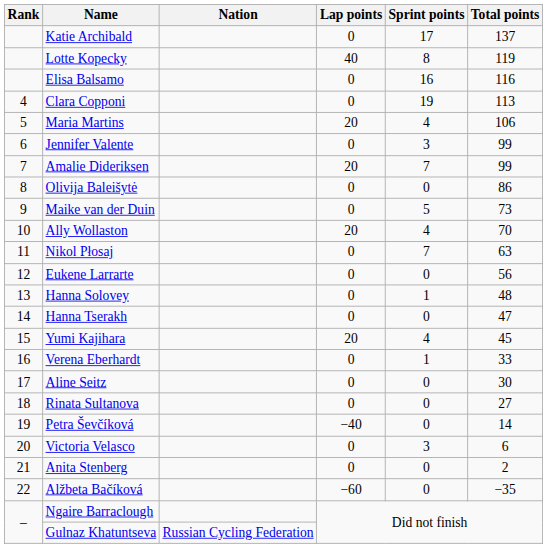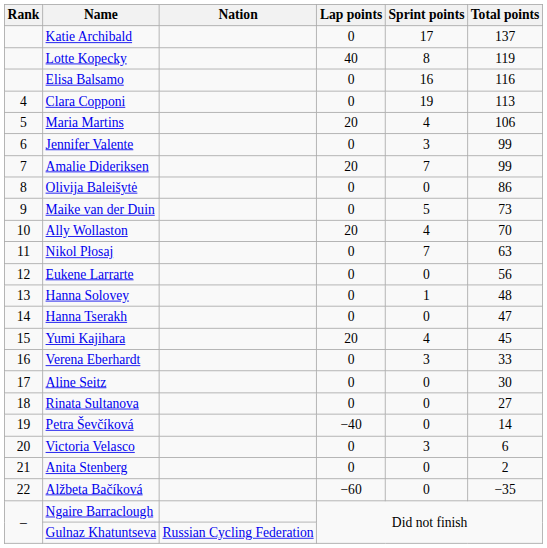(427, 360) 1 -> (427, 360) 3
